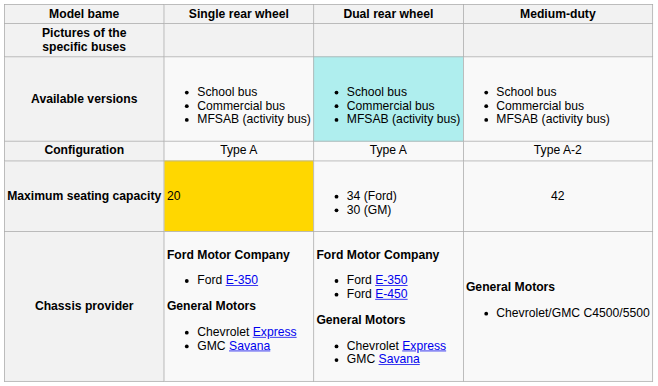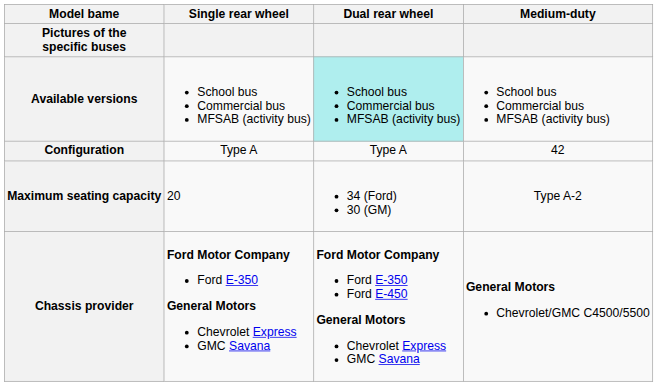(558, 151) Type A-2 -> (558, 151) 42
(174, 196) gold background -> (174, 196) no background
(558, 196) 42 -> (558, 196) Type A-2
